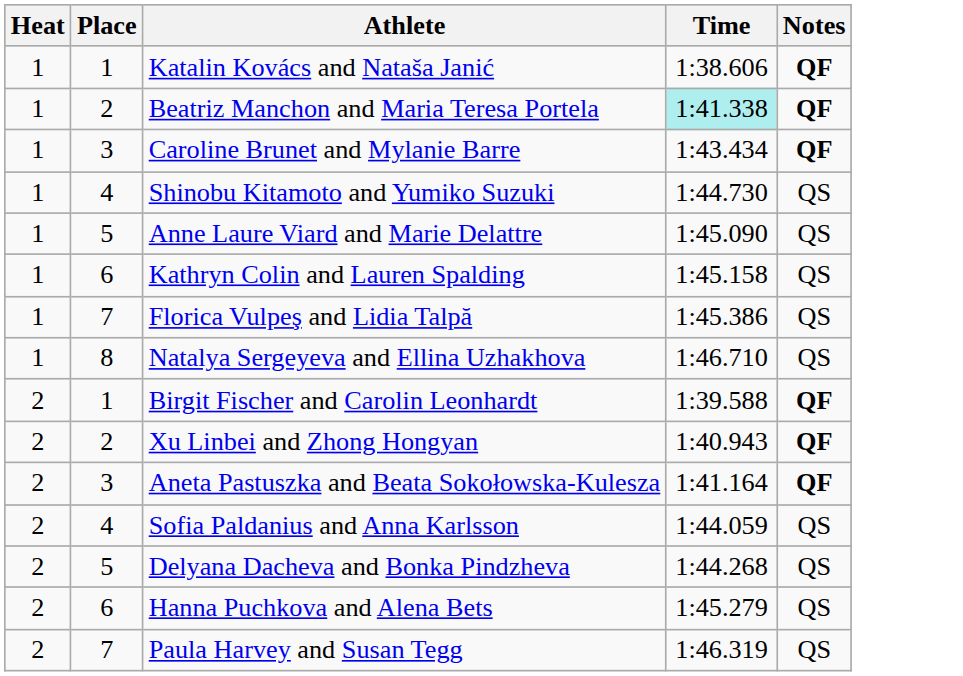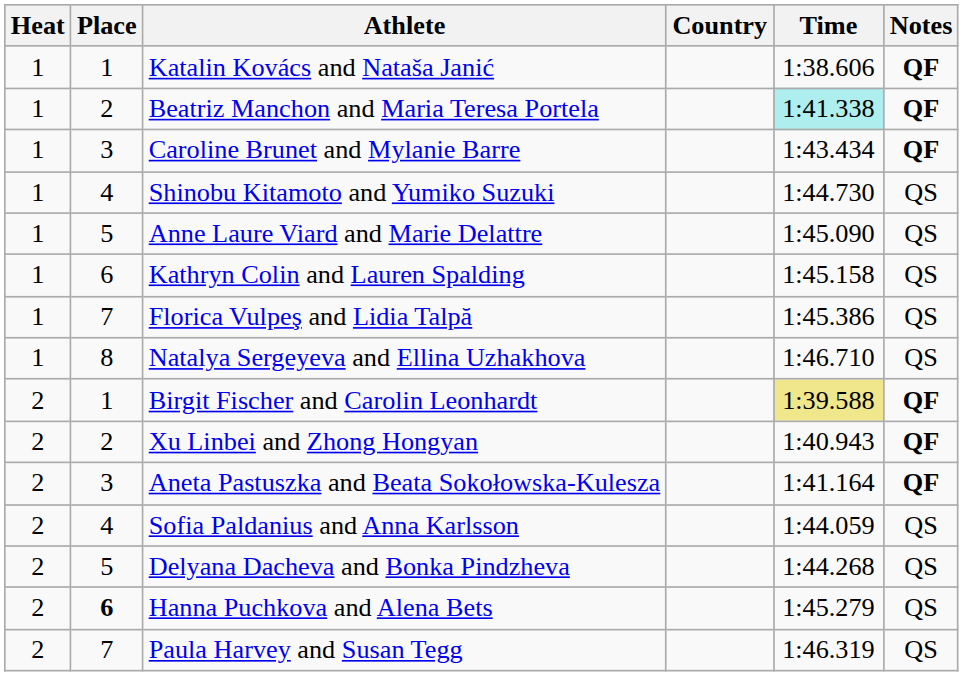+ column: (720, 25)
(722, 399) no background -> (828, 399) khaki background
(107, 607) normal -> (107, 607) bold
